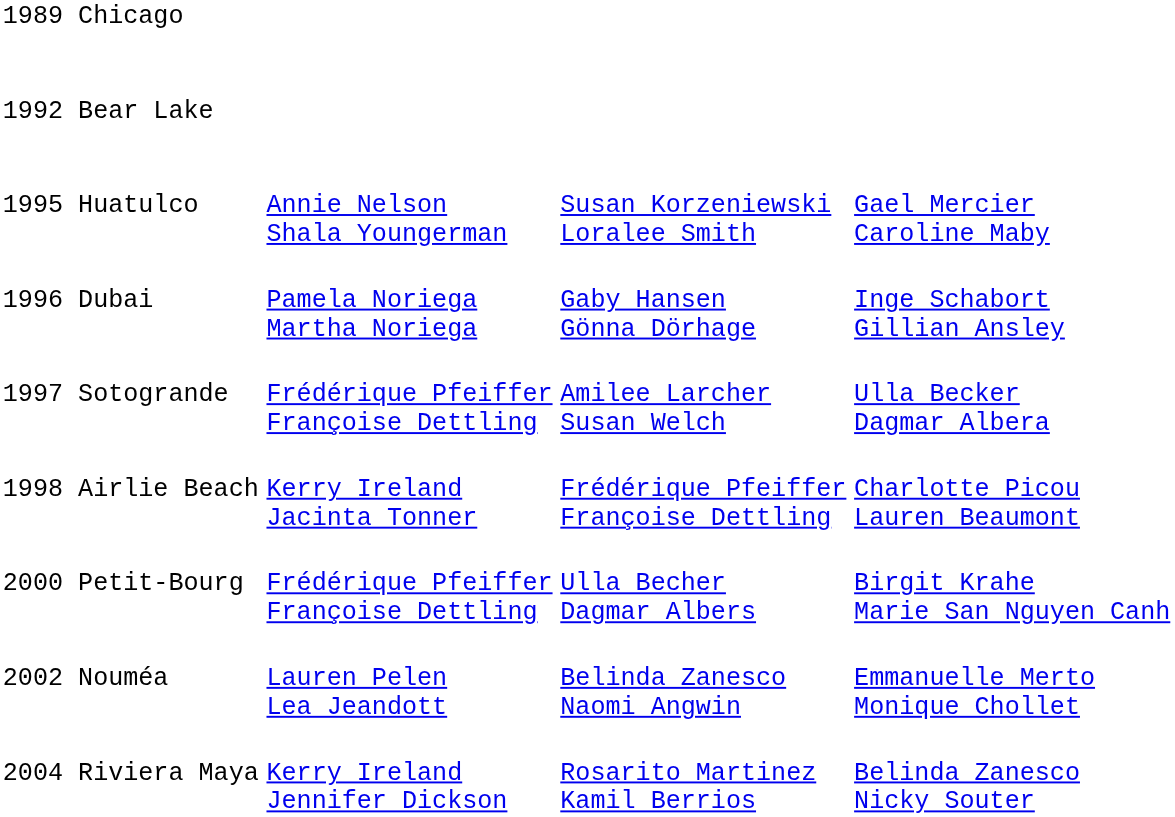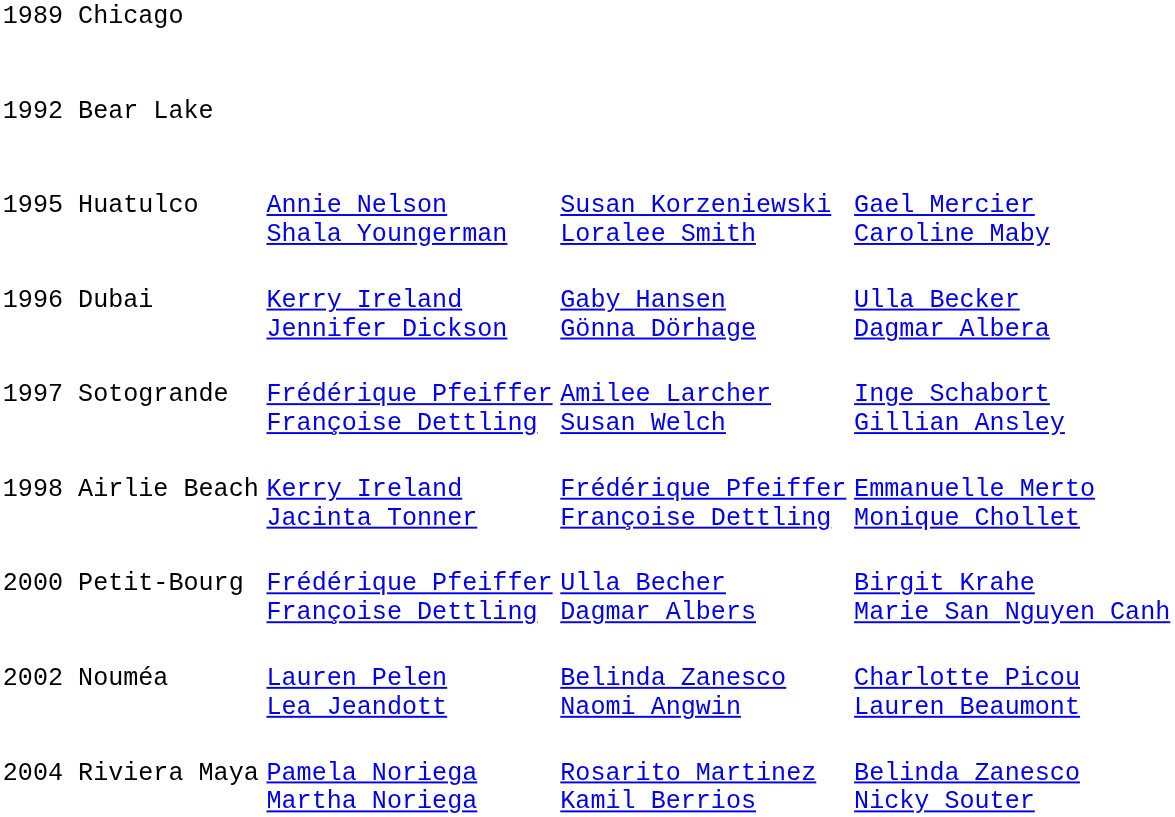(372, 314) Pamela Noriega Martha Noriega -> (387, 314) Kerry Ireland Jennifer Dickson
(959, 314) Inge Schabort Gillian Ansley -> (952, 314) Ulla Becker Dagmar Albera
(952, 409) Ulla Becker Dagmar Albera -> (959, 409) Inge Schabort Gillian Ansley
(967, 504) Charlotte Picou Lauren Beaumont -> (975, 504) Emmanuelle Merto Monique Chollet
(975, 693) Emmanuelle Merto Monique Chollet -> (967, 693) Charlotte Picou Lauren Beaumont
(387, 787) Kerry Ireland Jennifer Dickson -> (372, 787) Pamela Noriega Martha Noriega
